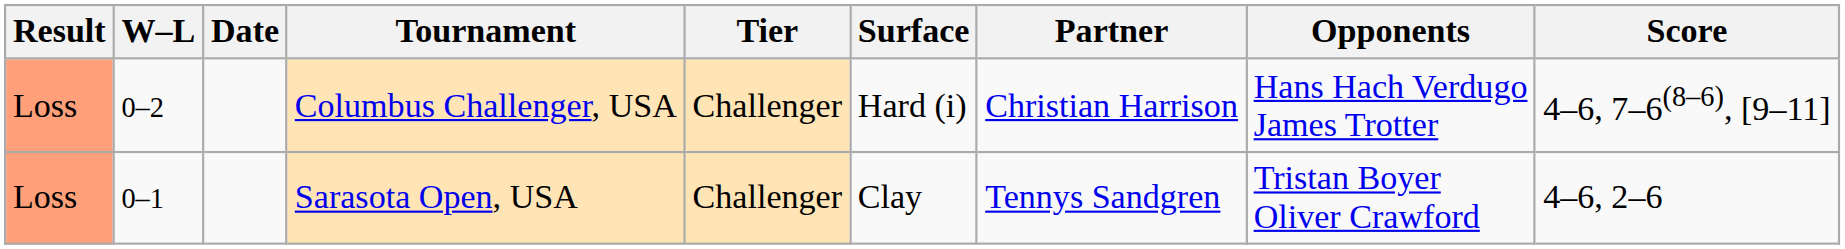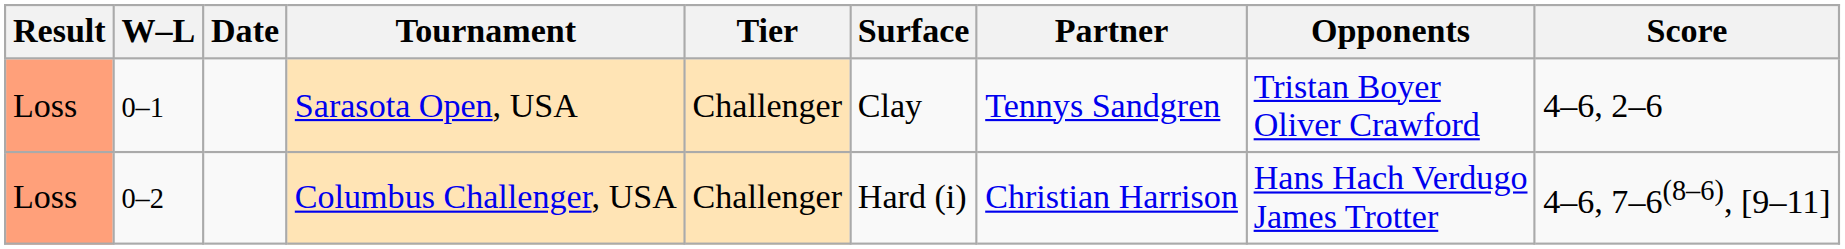rows swapped: (436, 197) <-> (486, 104)
